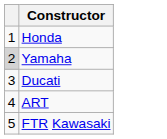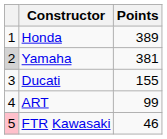+ column: (138, 15)
(11, 124) no background -> (11, 124) pink background
